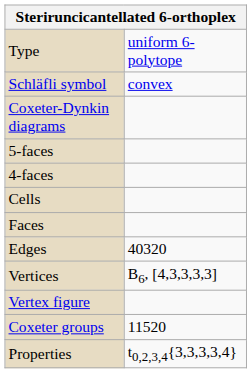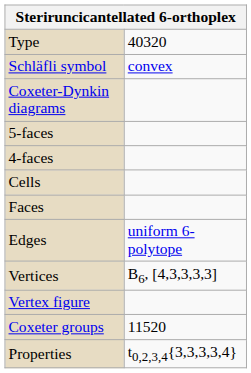(161, 50) uniform 6-polytope -> (147, 41) 40320
(147, 249) 40320 -> (161, 240) uniform 6-polytope
